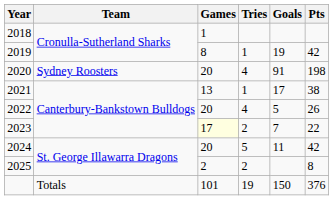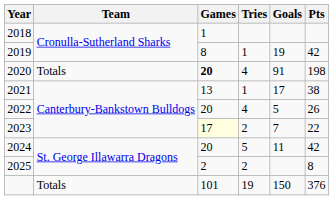(77, 71) Sydney Roosters -> (51, 71) Totals
(207, 71) normal -> (207, 71) bold
